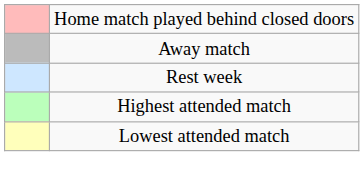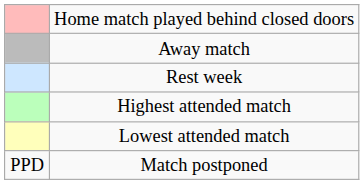+ row: (204, 164)
